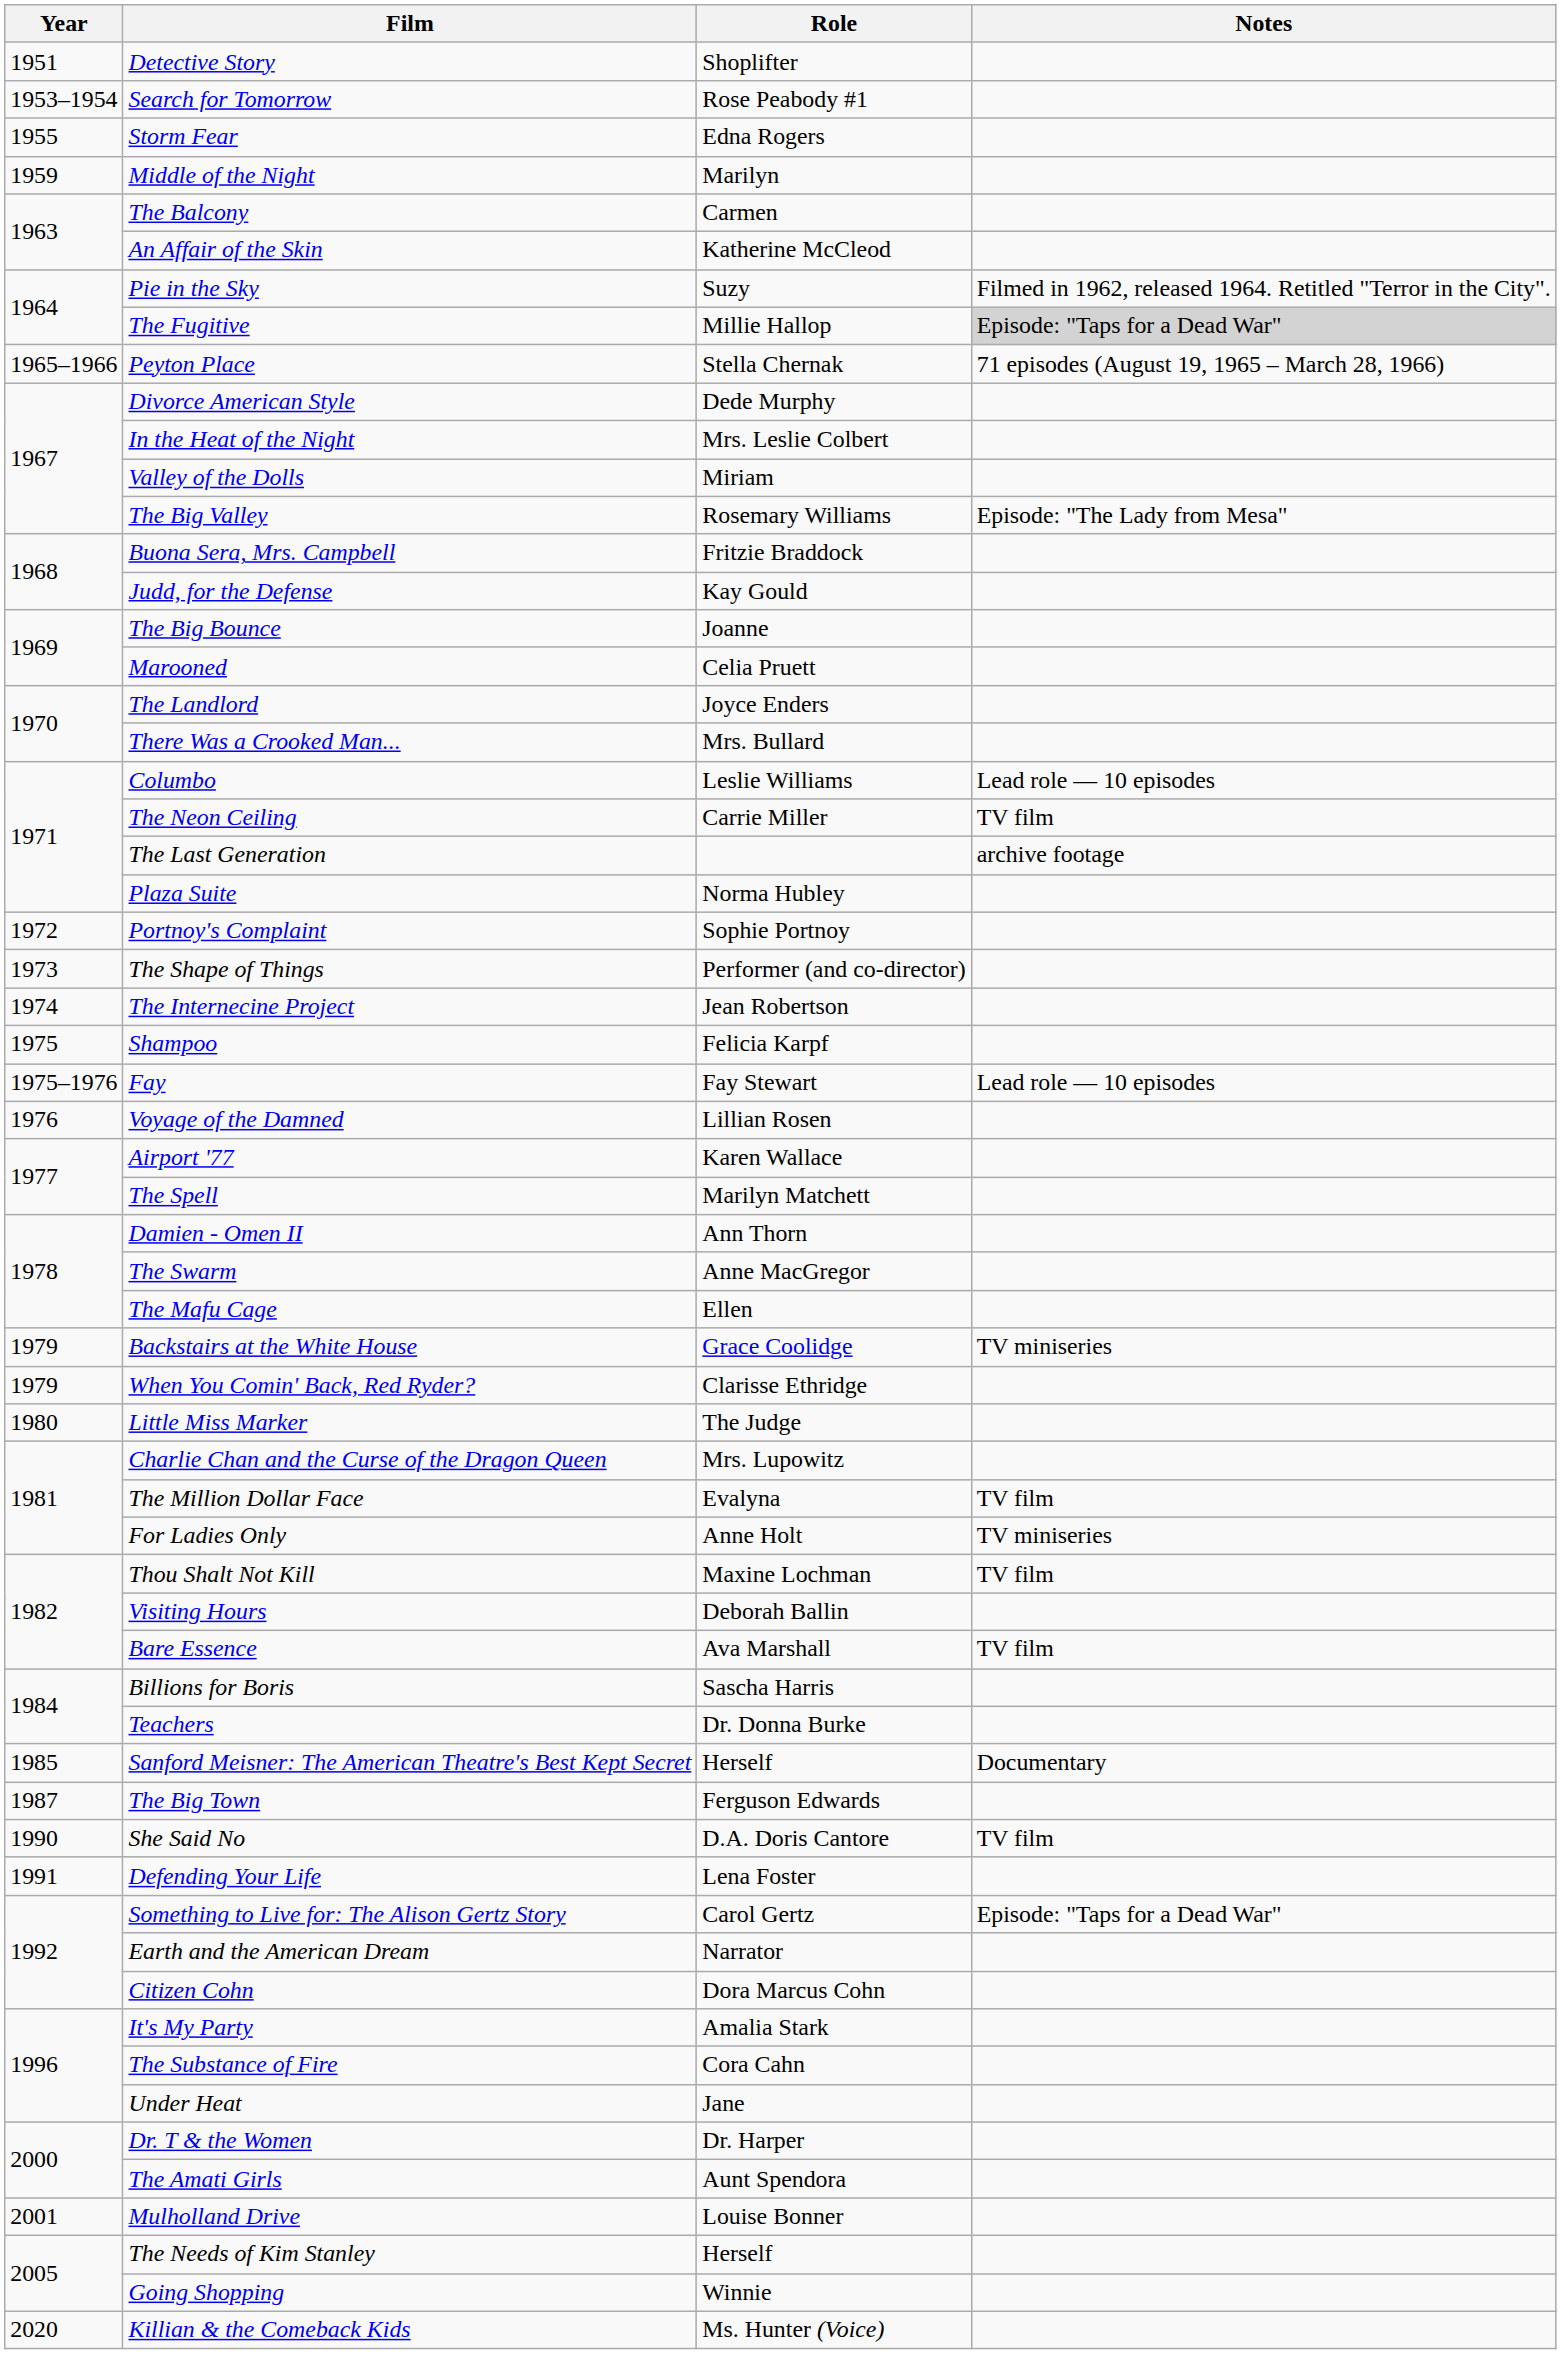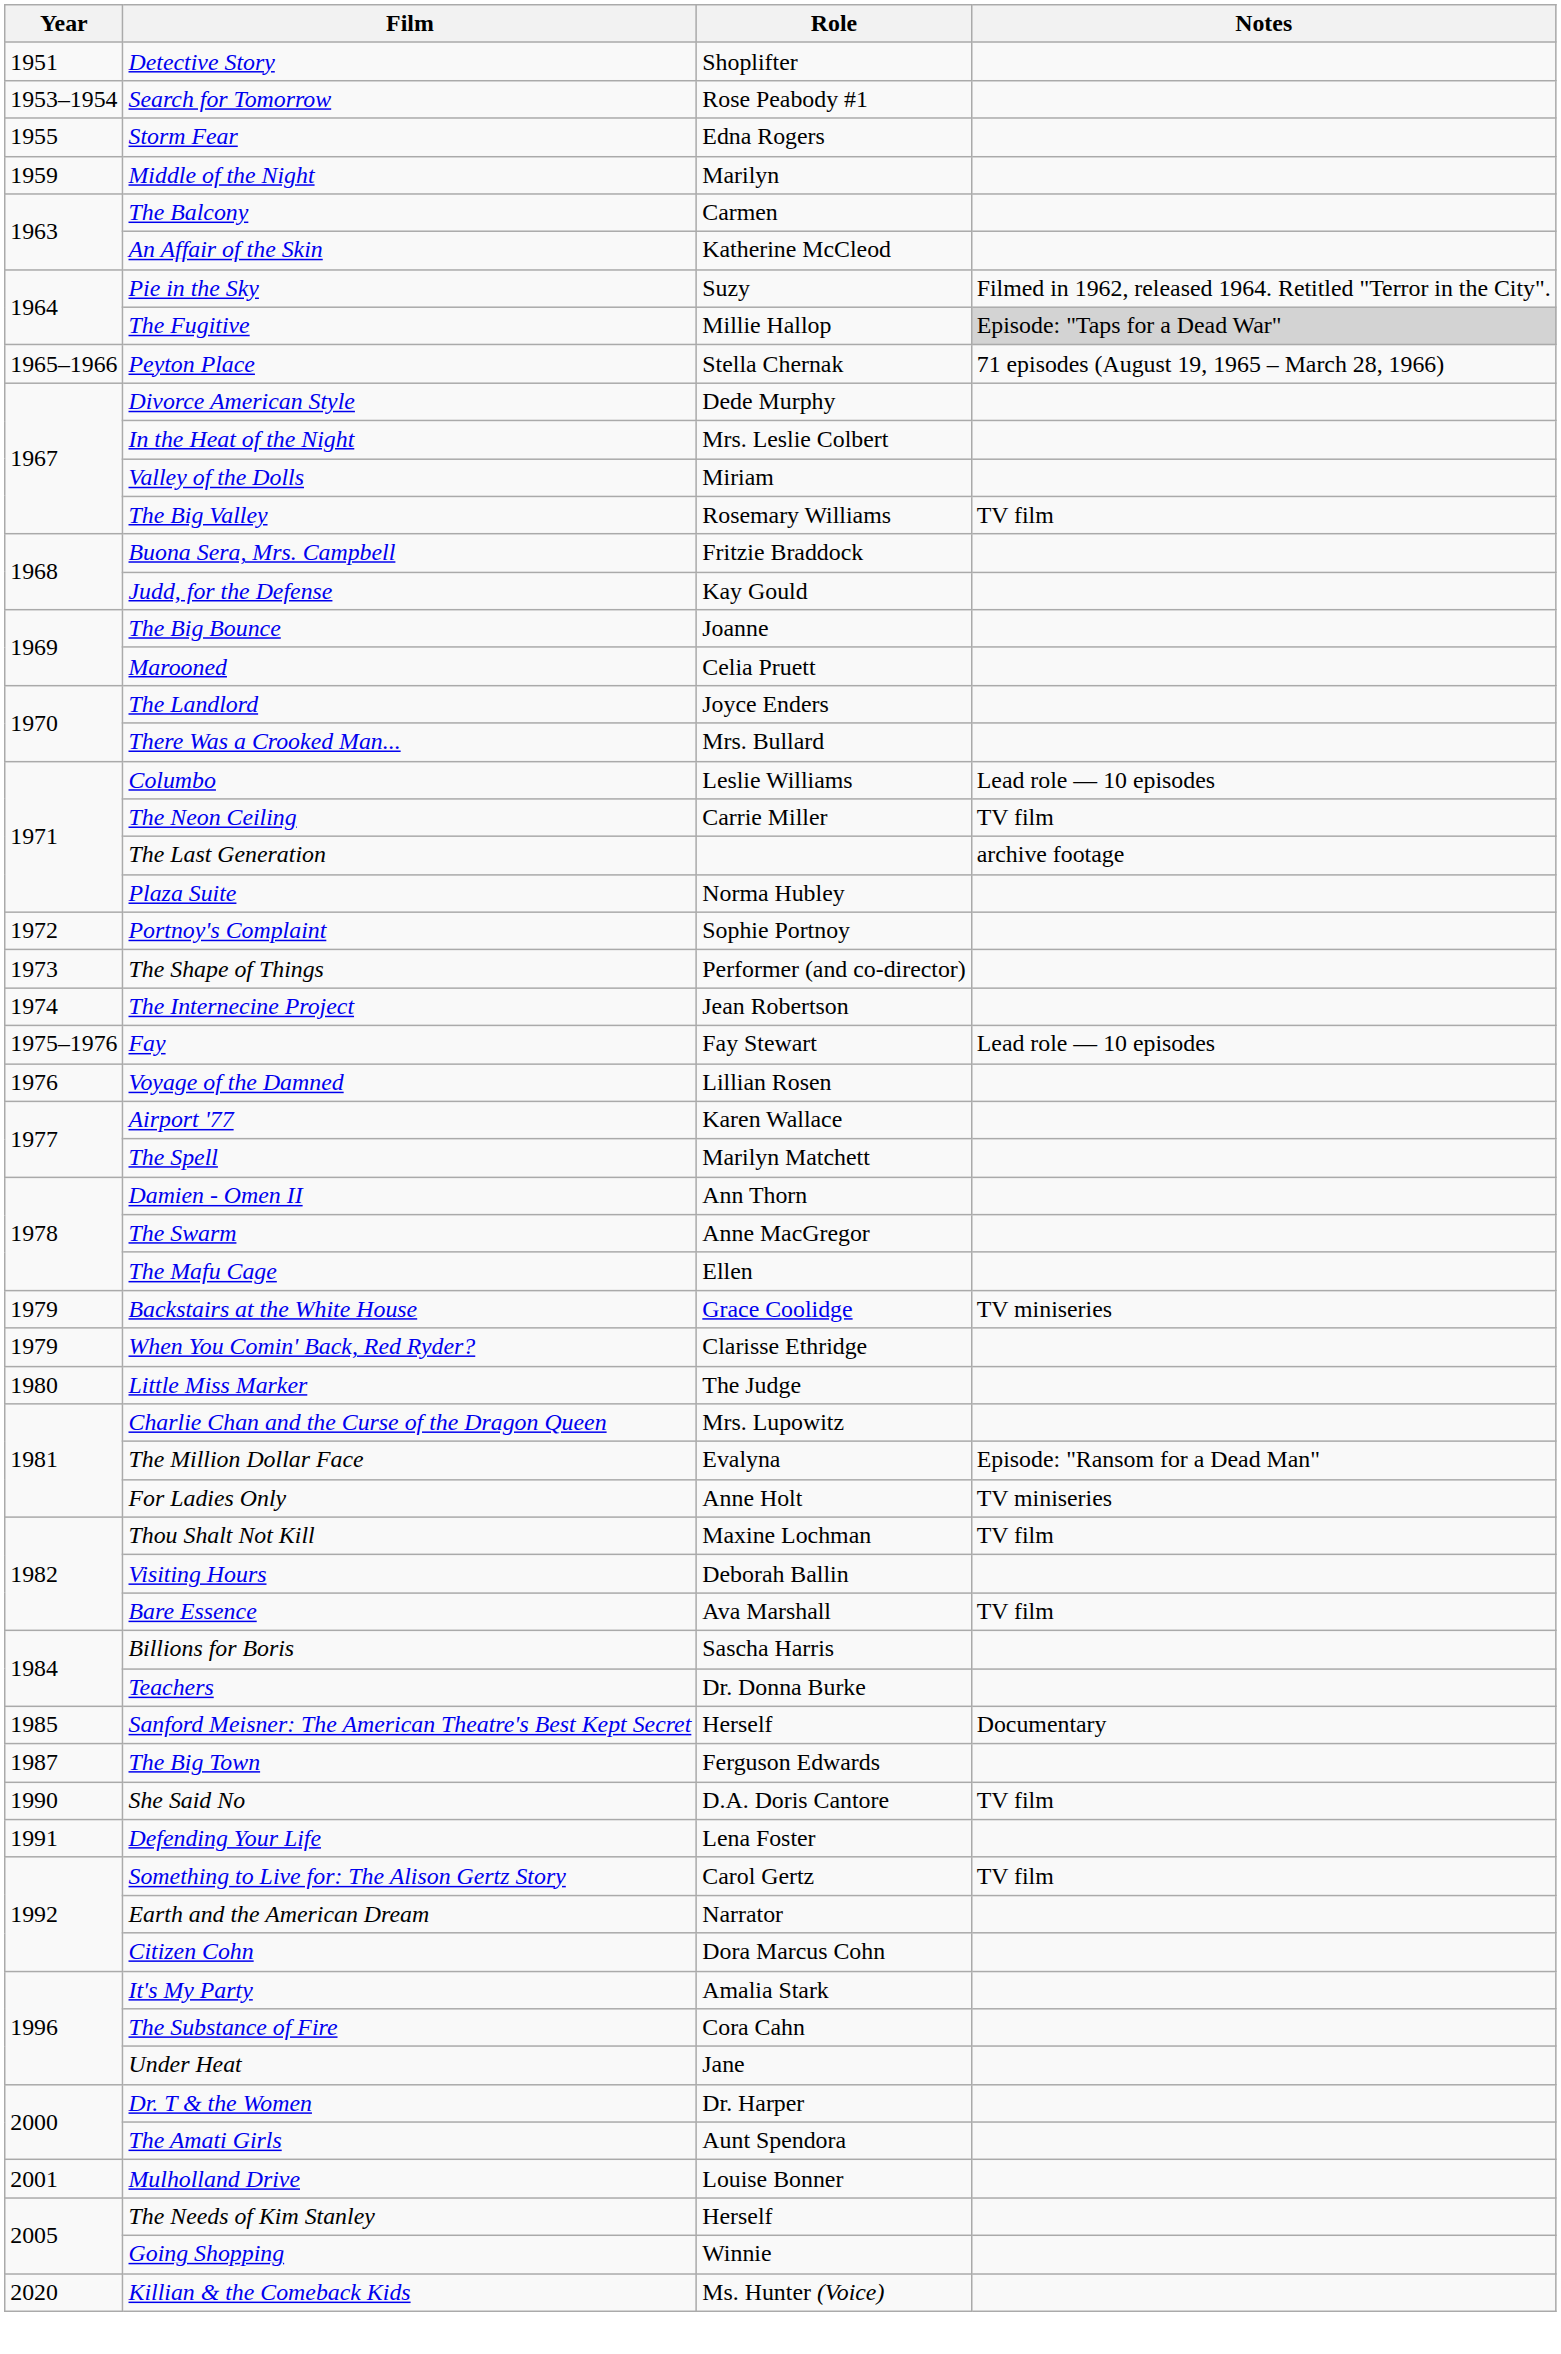(1132, 514) Episode: "The Lady from Mesa" -> (1015, 514) TV film
- row: (173, 1044)
(1015, 1497) TV film -> (1148, 1460) Episode: "Ransom for a Dead Man"
(1129, 1913) Episode: "Taps for a Dead War" -> (1015, 1876) TV film
